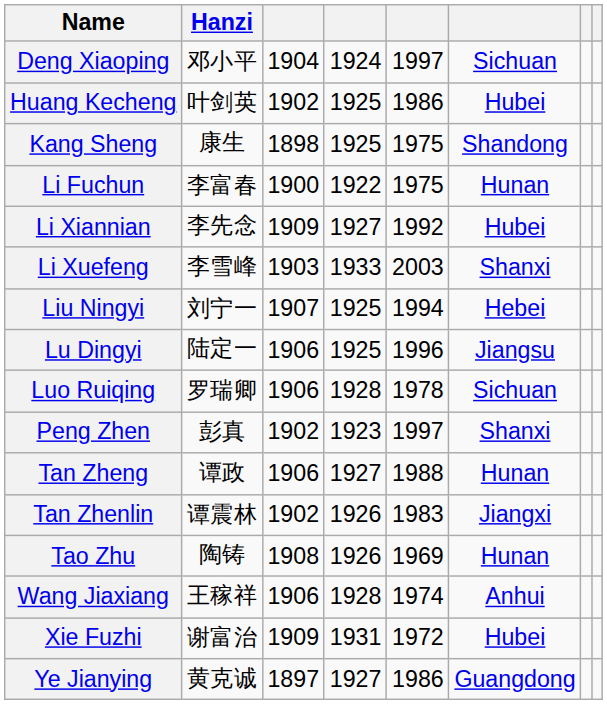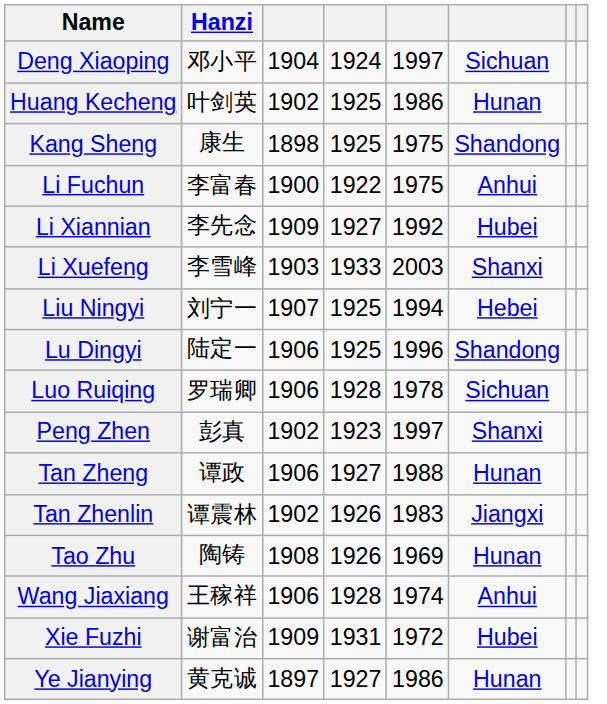(515, 103) Hubei -> (507, 103) Hunan
(515, 185) Hunan -> (507, 185) Anhui
(515, 349) Jiangsu -> (507, 349) Shandong
(515, 679) Guangdong -> (507, 679) Hunan
